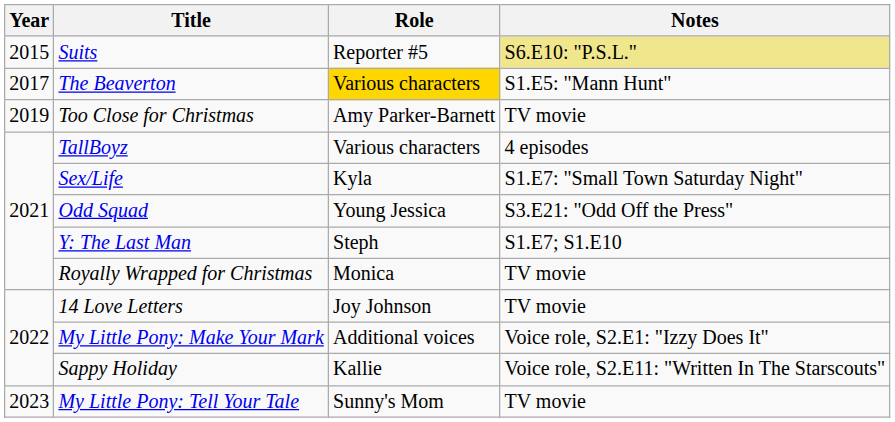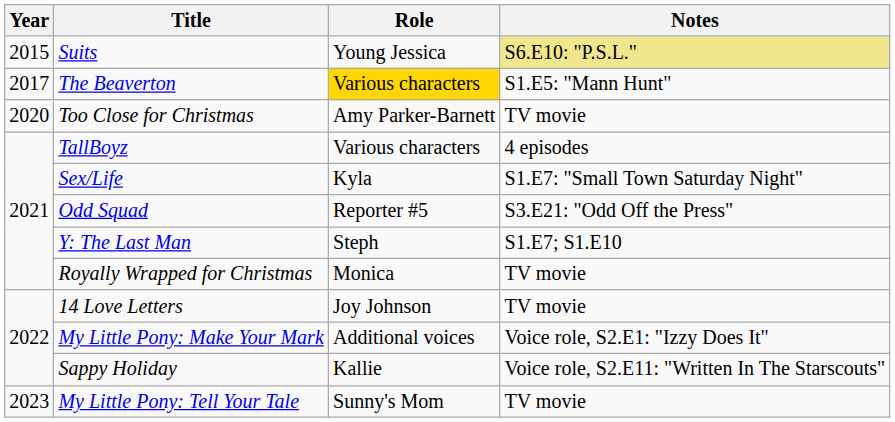(380, 52) Reporter #5 -> (389, 52) Young Jessica
(29, 115) 2019 -> (29, 115) 2020
(389, 210) Young Jessica -> (380, 210) Reporter #5
